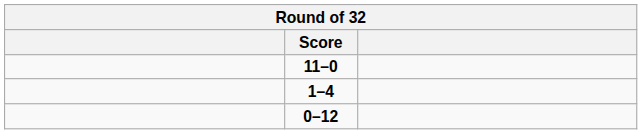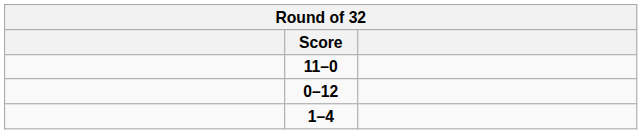rows swapped: (321, 117) <-> (321, 92)
